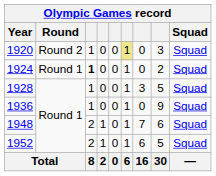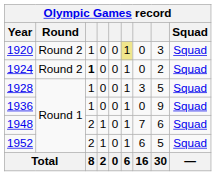(61, 69) Round 1 -> (61, 69) Round 2
